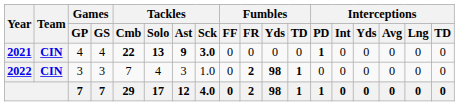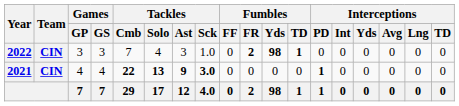rows swapped: (19, 52) <-> (19, 71)
